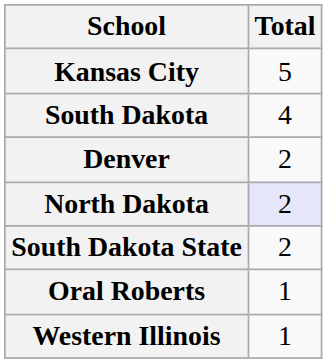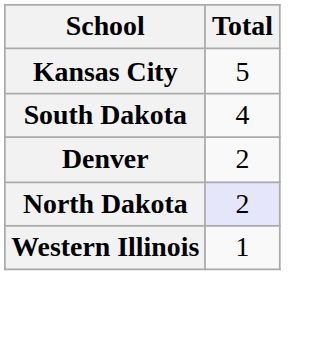- row: (127, 247)
- row: (127, 291)
